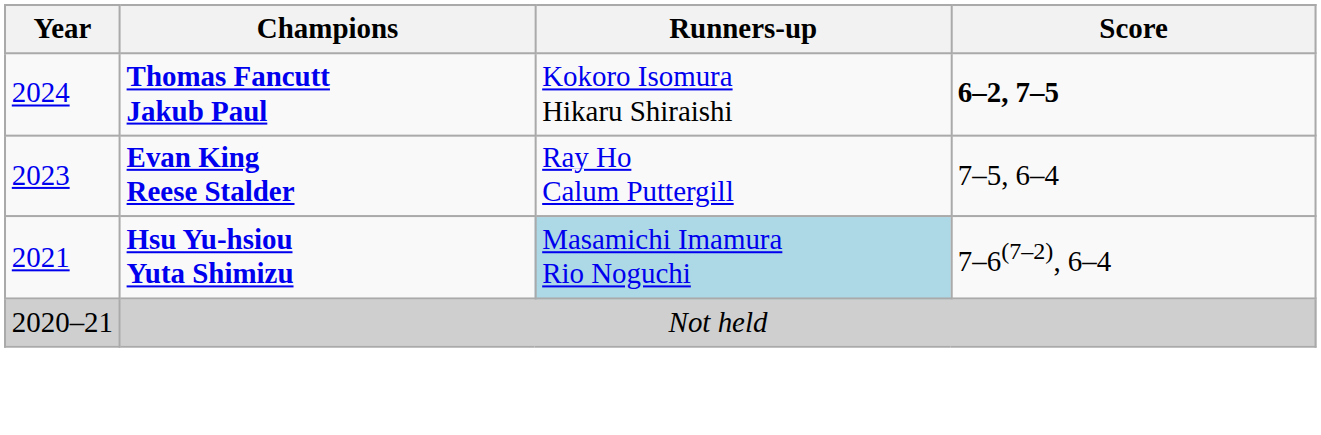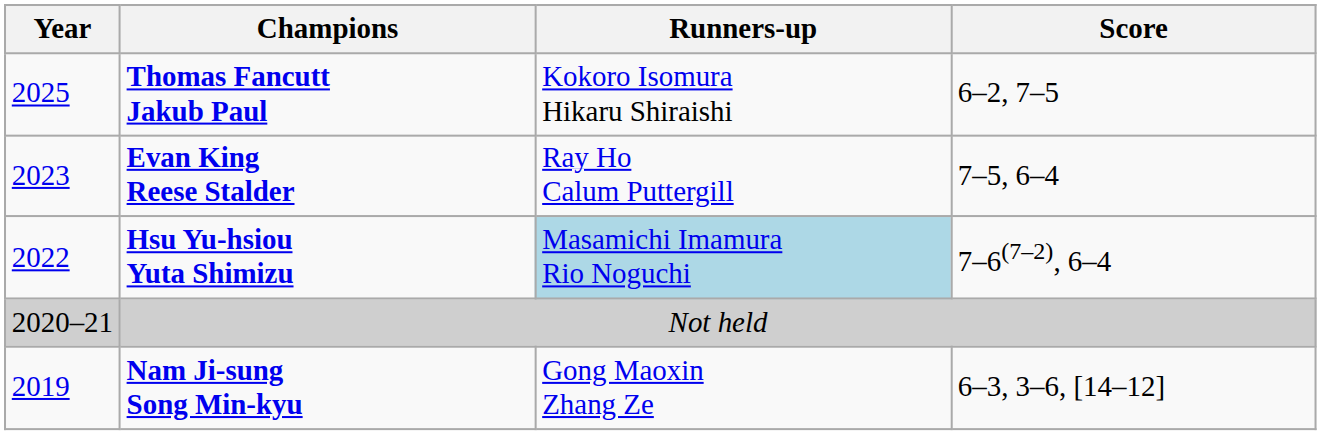(41, 93) 2024 -> (41, 93) 2025
(1008, 93) bold -> (1008, 93) normal
(41, 257) 2021 -> (41, 257) 2022
+ row: (215, 387)
